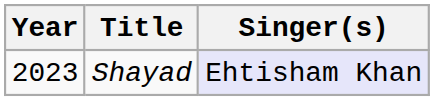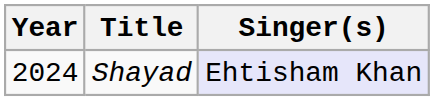(45, 73) 2023 -> (45, 73) 2024
